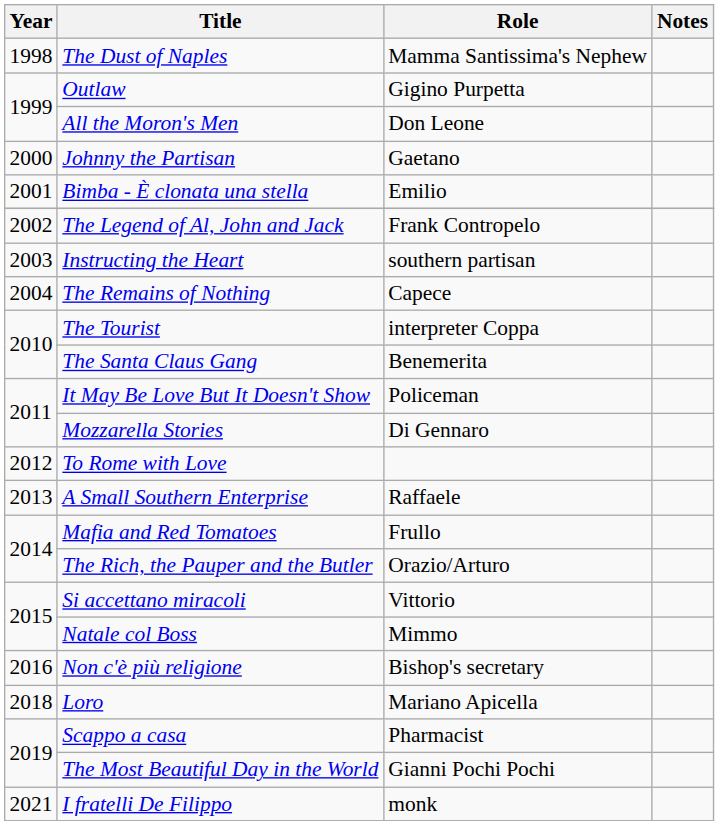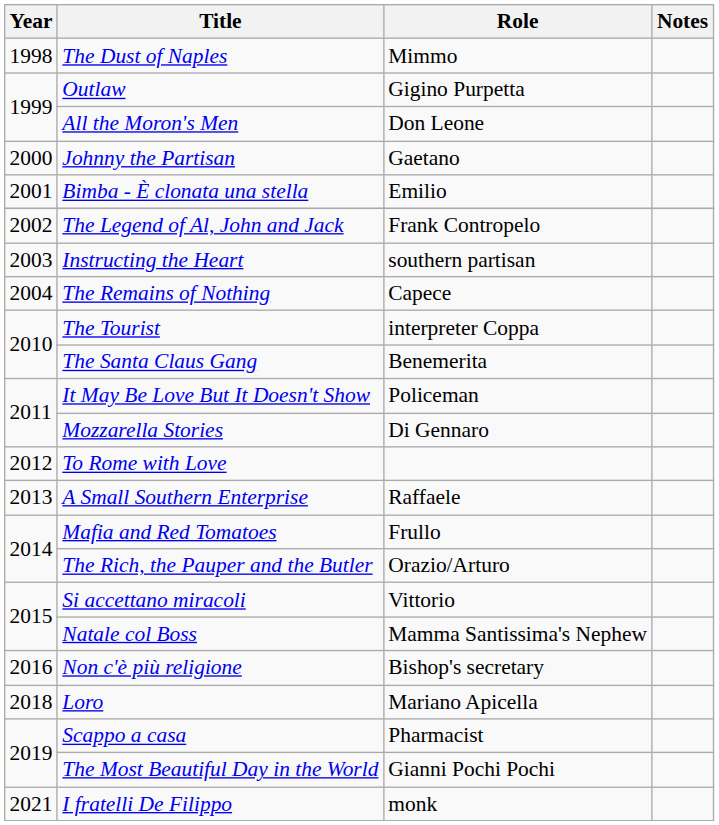(518, 55) Mamma Santissima's Nephew -> (423, 55) Mimmo
(423, 633) Mimmo -> (518, 633) Mamma Santissima's Nephew
